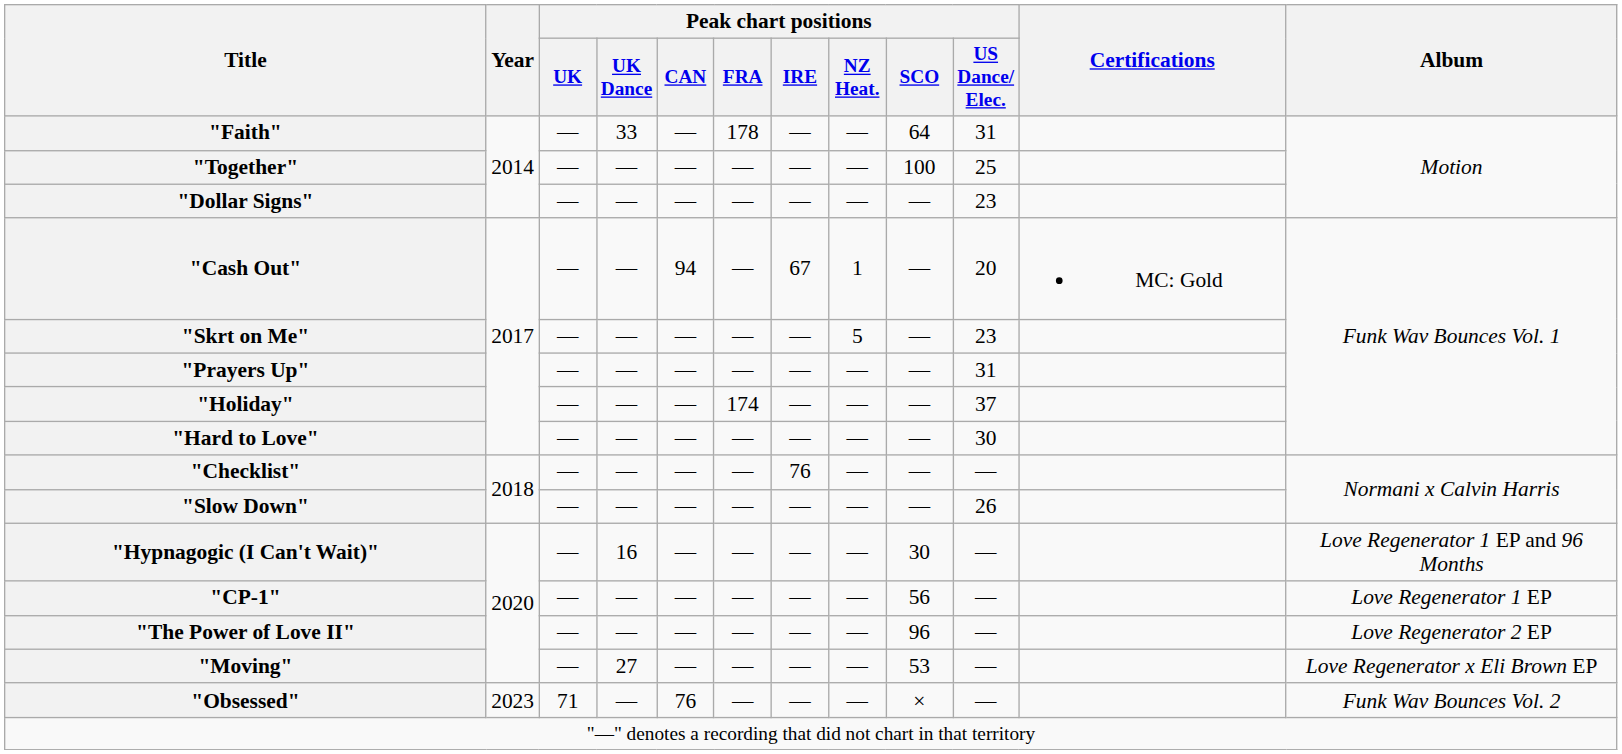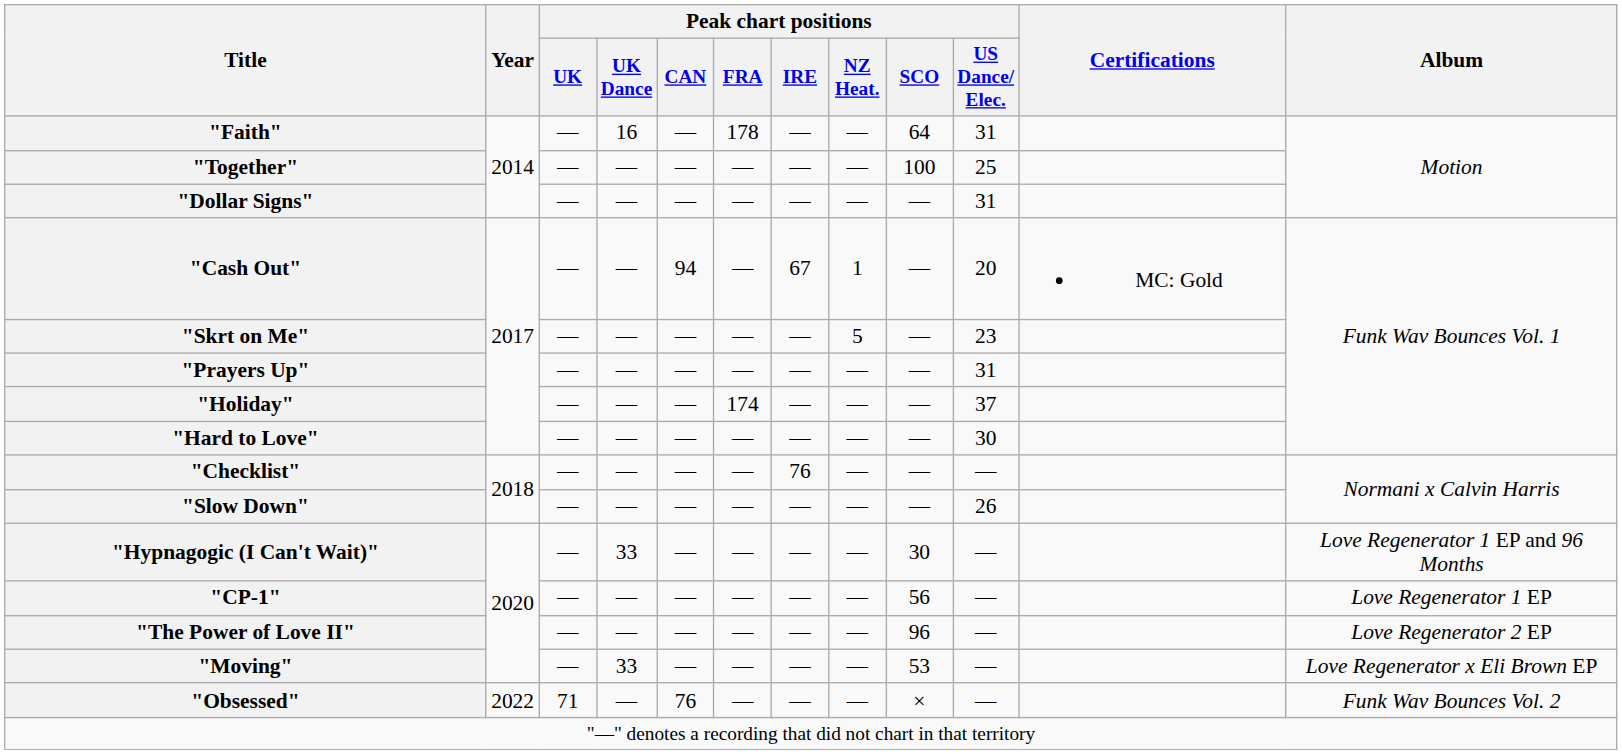(627, 132) 33 -> (627, 132) 16
(986, 200) 23 -> (986, 200) 31
(627, 551) 16 -> (627, 551) 33
(627, 666) 27 -> (627, 666) 33
(513, 700) 2023 -> (513, 700) 2022
